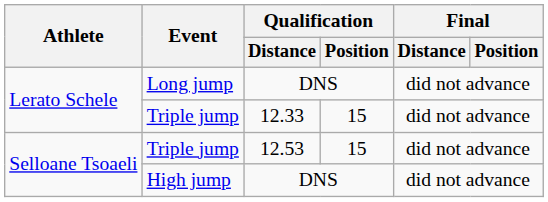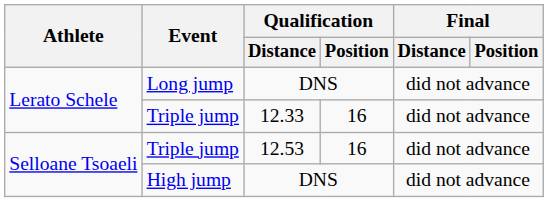(357, 116) 15 -> (357, 116) 16
(357, 148) 15 -> (357, 148) 16
